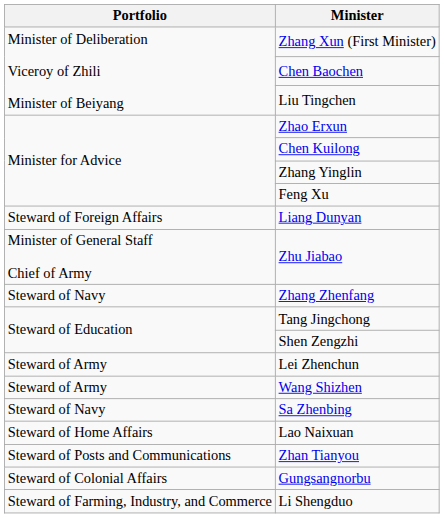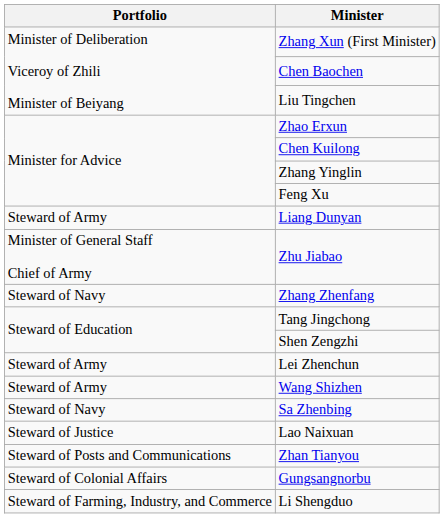(85, 217) Steward of Foreign Affairs -> (57, 217) Steward of Army
(80, 432) Steward of Home Affairs -> (61, 432) Steward of Justice
